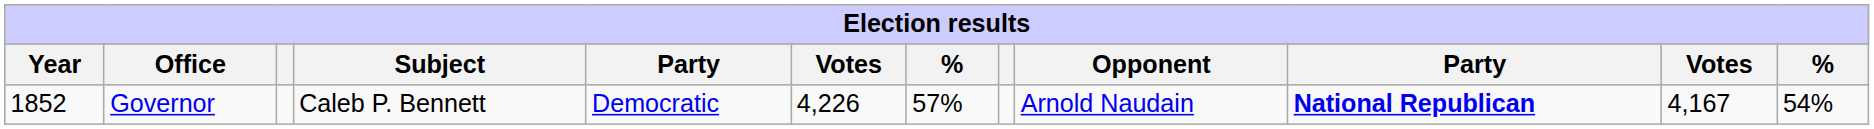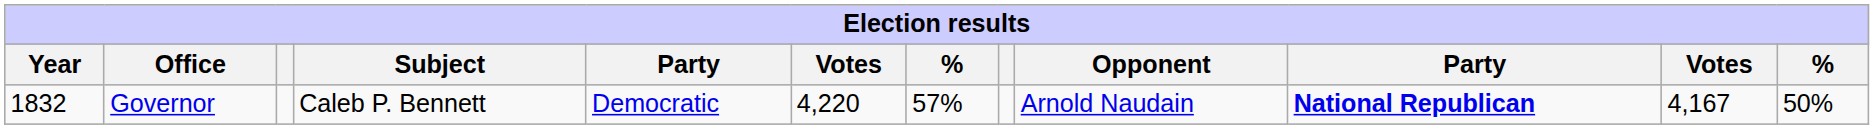(39, 104) 1852 -> (39, 104) 1832
(828, 104) 4,226 -> (828, 104) 4,220
(1808, 104) 54% -> (1808, 104) 50%
